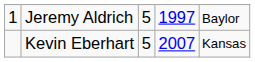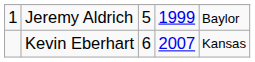(177, 17) 1997 -> (177, 17) 1999
(146, 43) 5 -> (146, 43) 6
